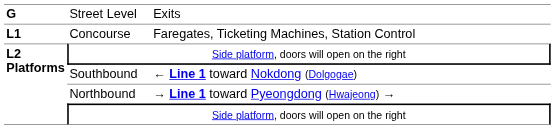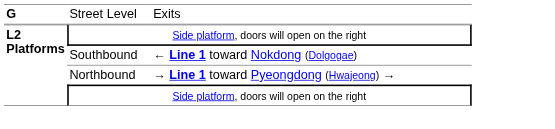- row: (100, 34)
